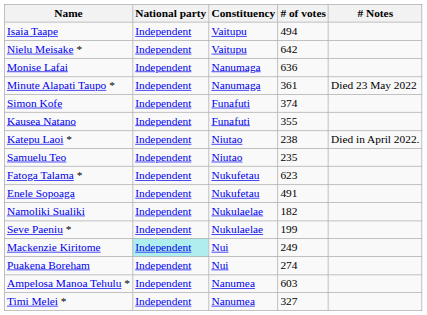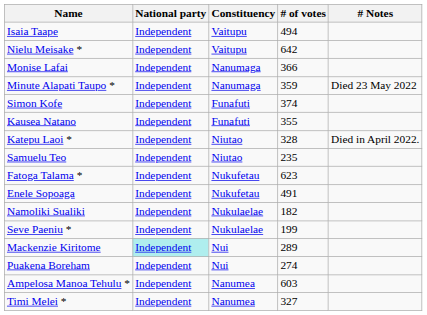(289, 67) 636 -> (289, 67) 366
(289, 85) 361 -> (289, 85) 359
(289, 139) 238 -> (289, 139) 328
(289, 247) 249 -> (289, 247) 289
